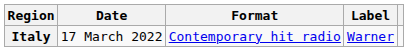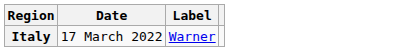- column: (255, 15)
